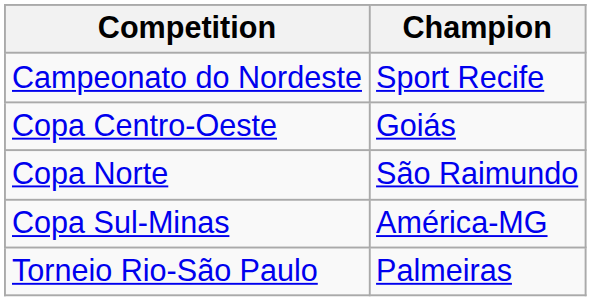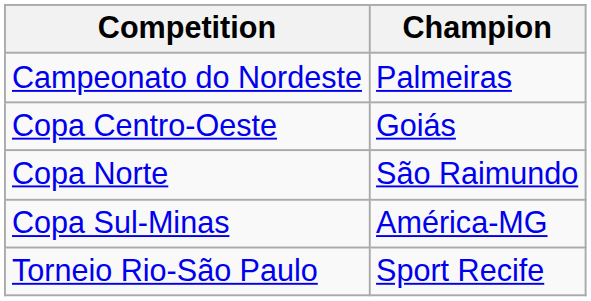(460, 77) Sport Recife -> (444, 77) Palmeiras
(444, 271) Palmeiras -> (460, 271) Sport Recife
